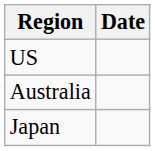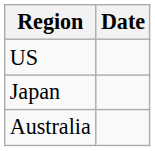rows swapped: (35, 127) <-> (50, 92)
